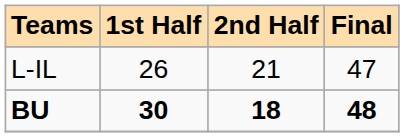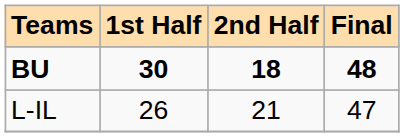rows swapped: (30, 110) <-> (34, 68)
